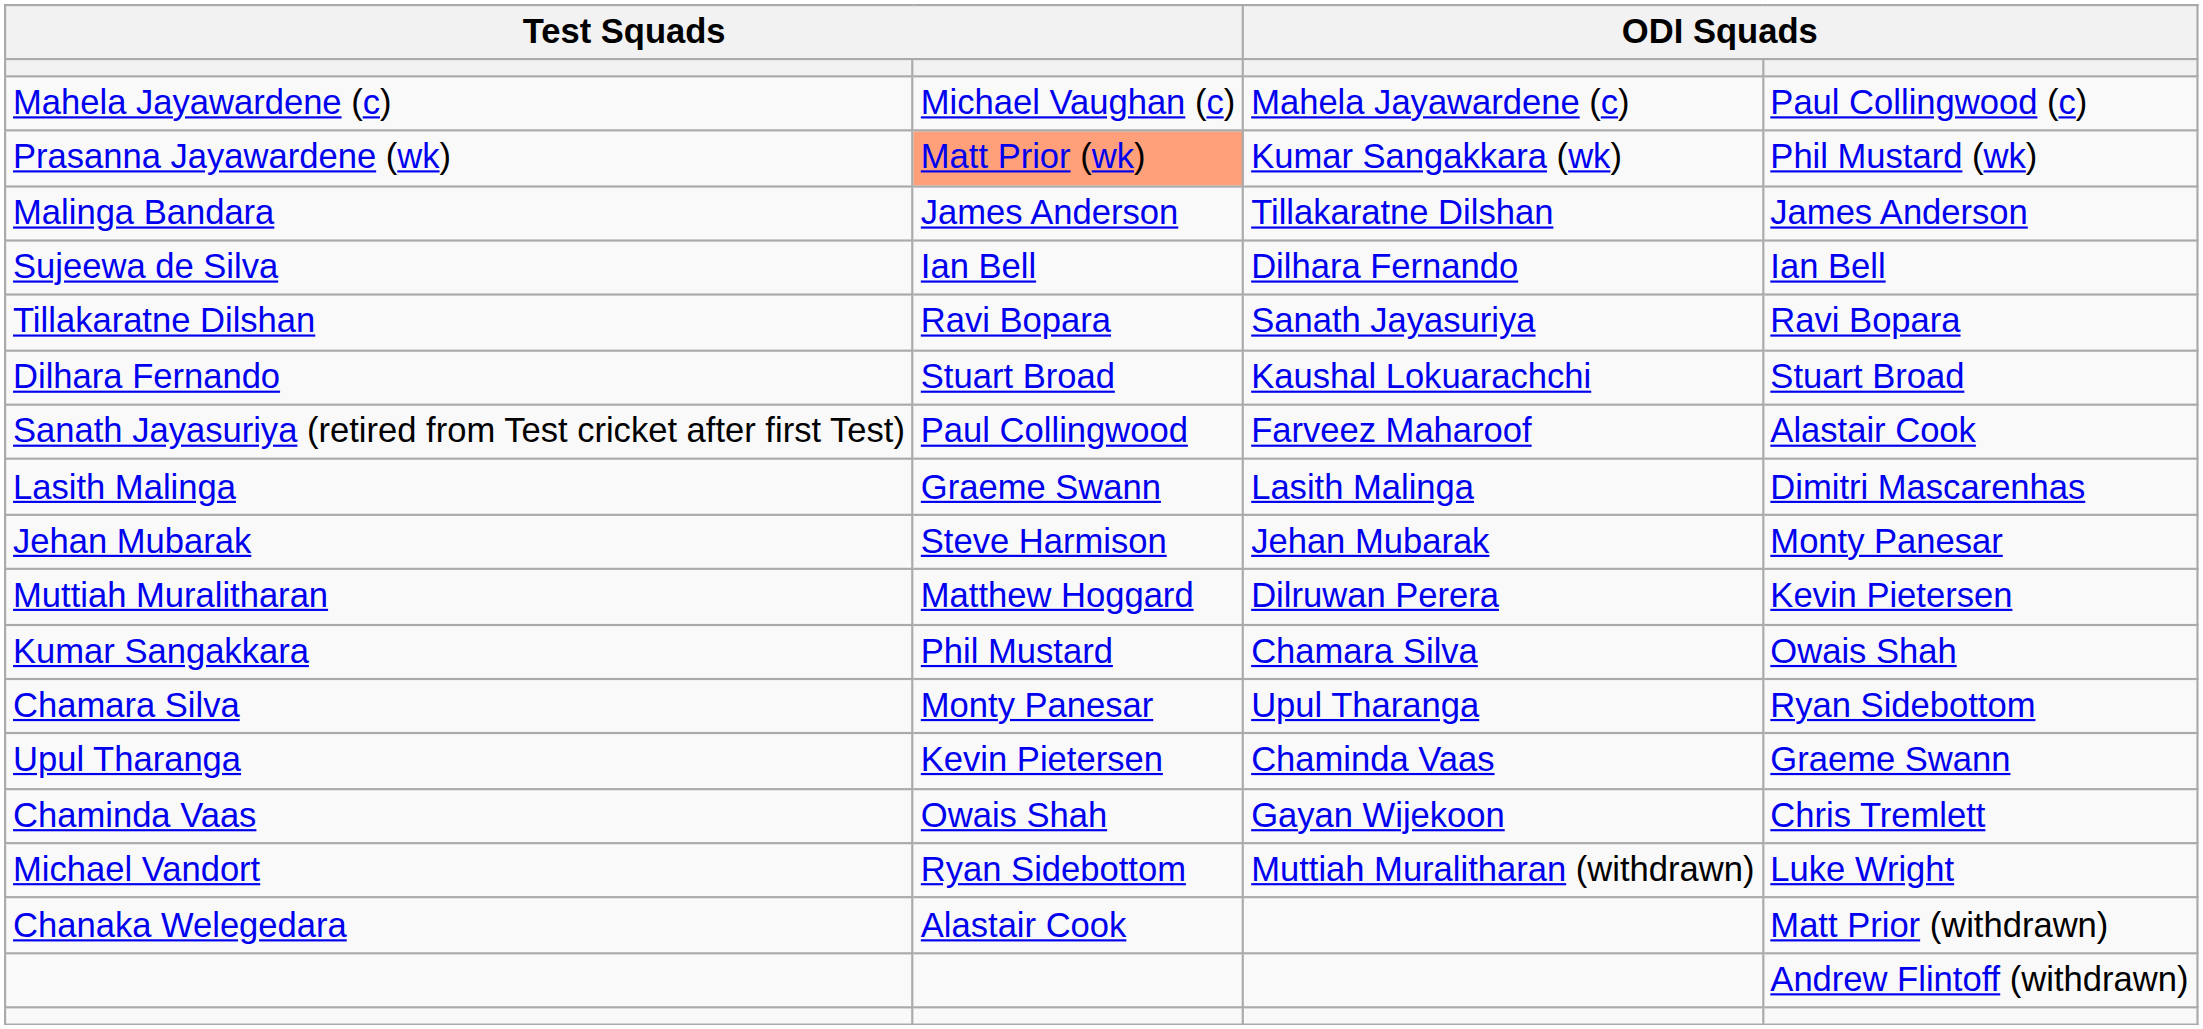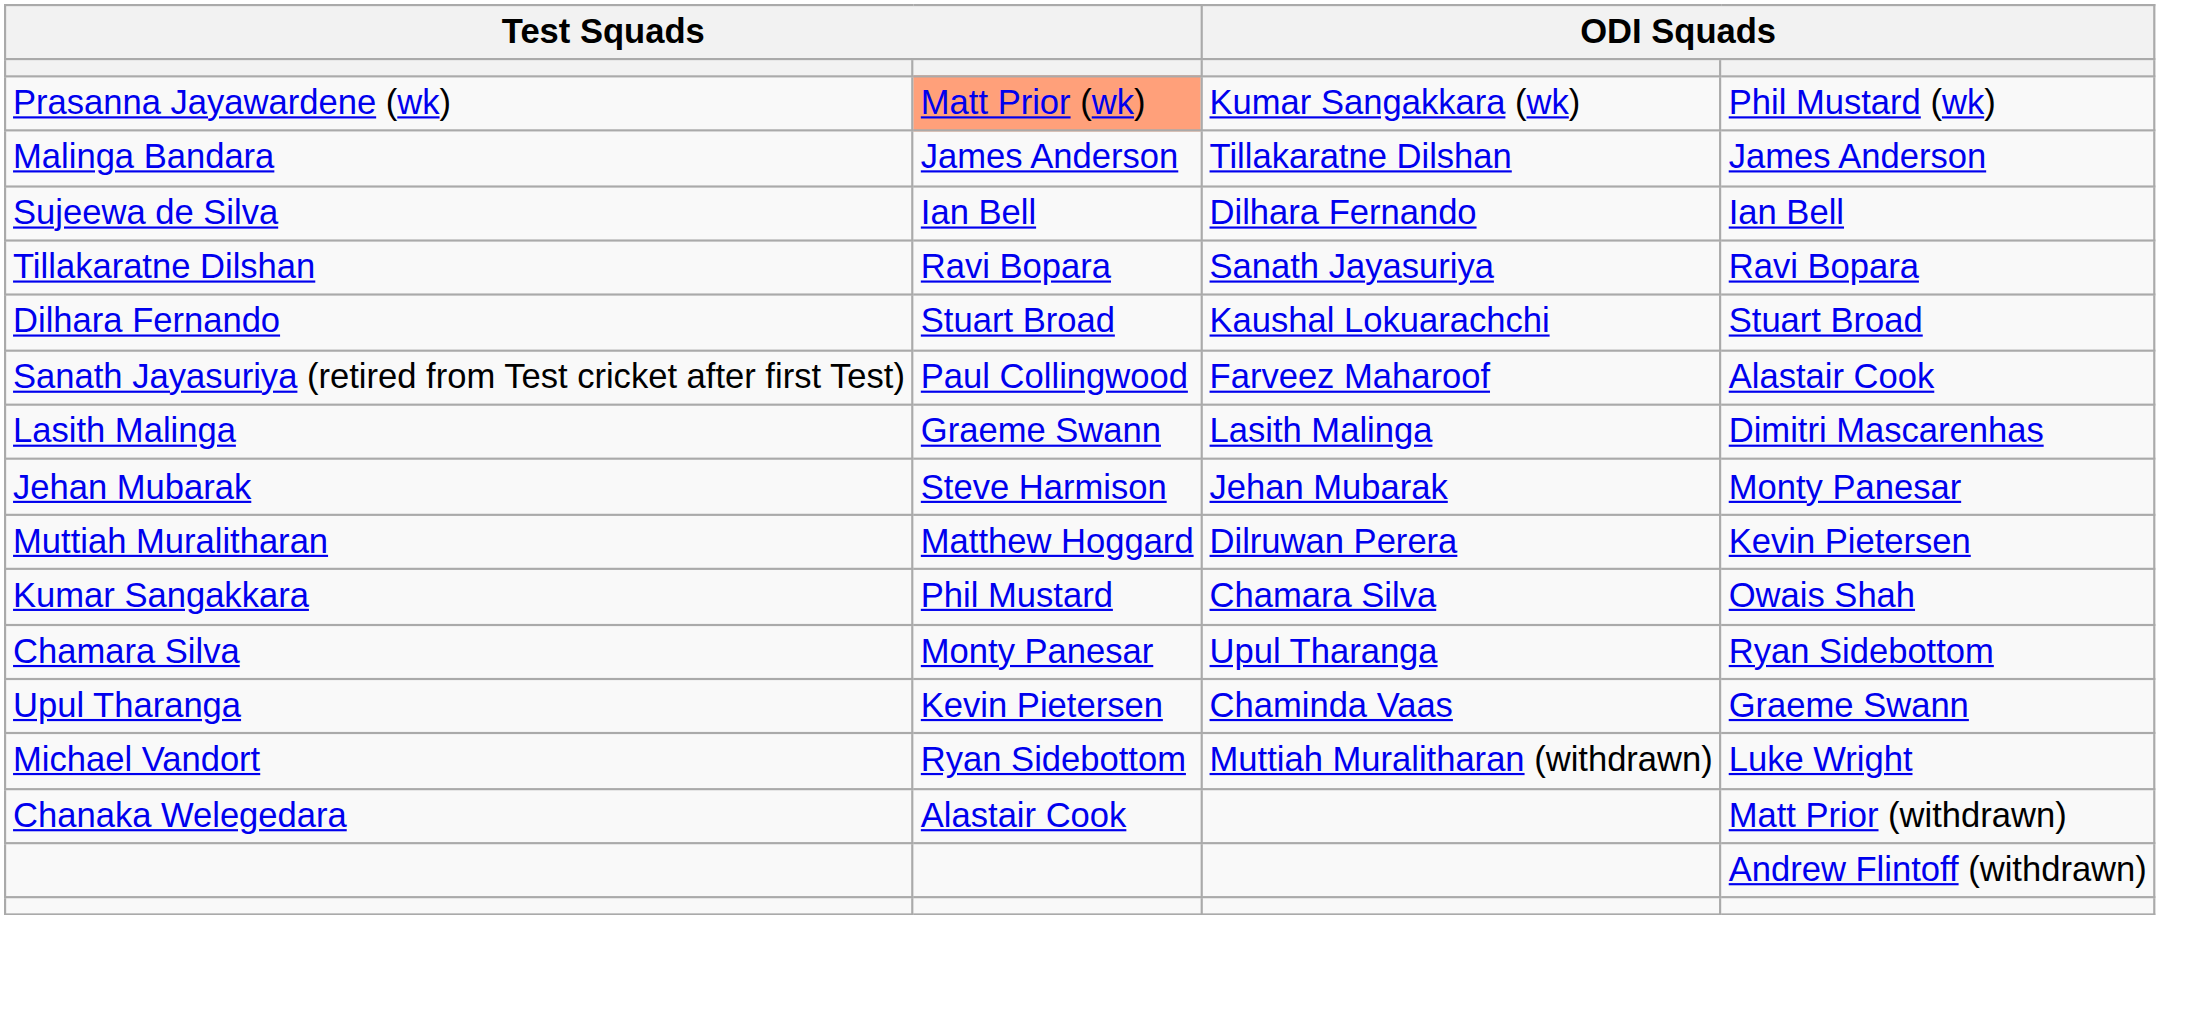- row: (1929, 102)
- row: (1878, 815)
